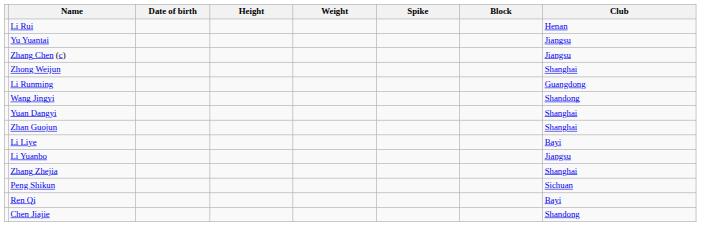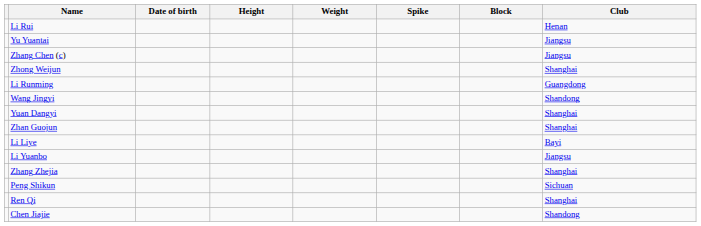(553, 200) Bayi -> (561, 200) Shanghai
